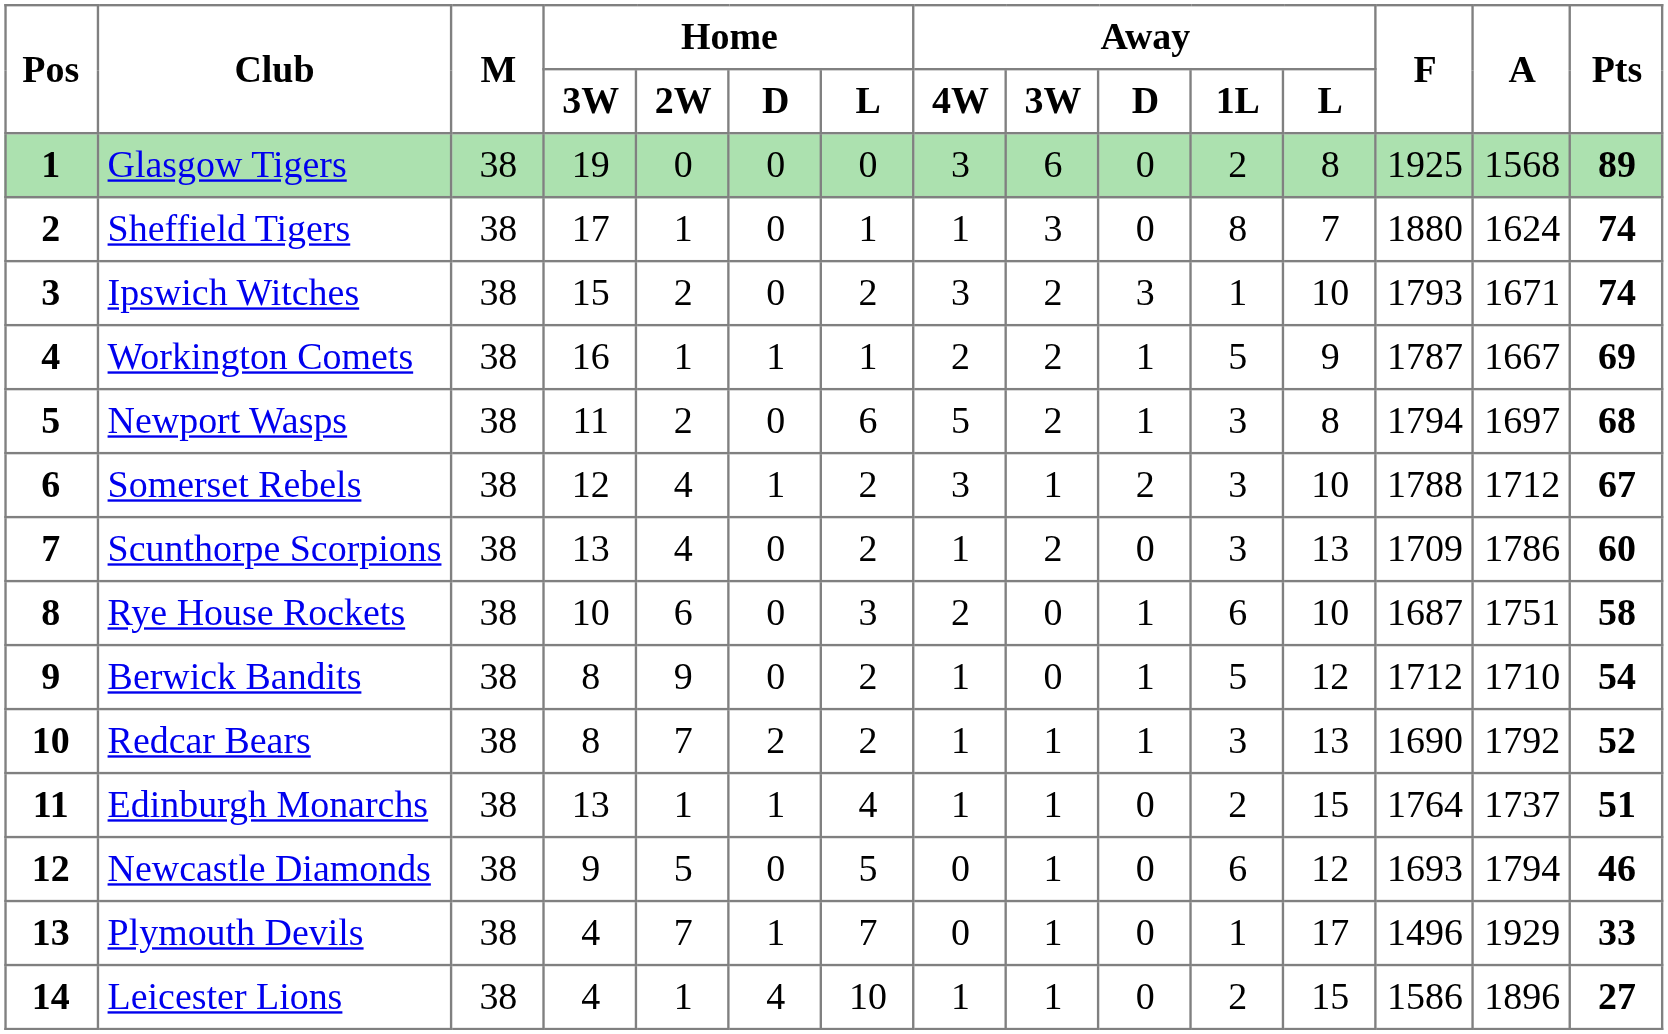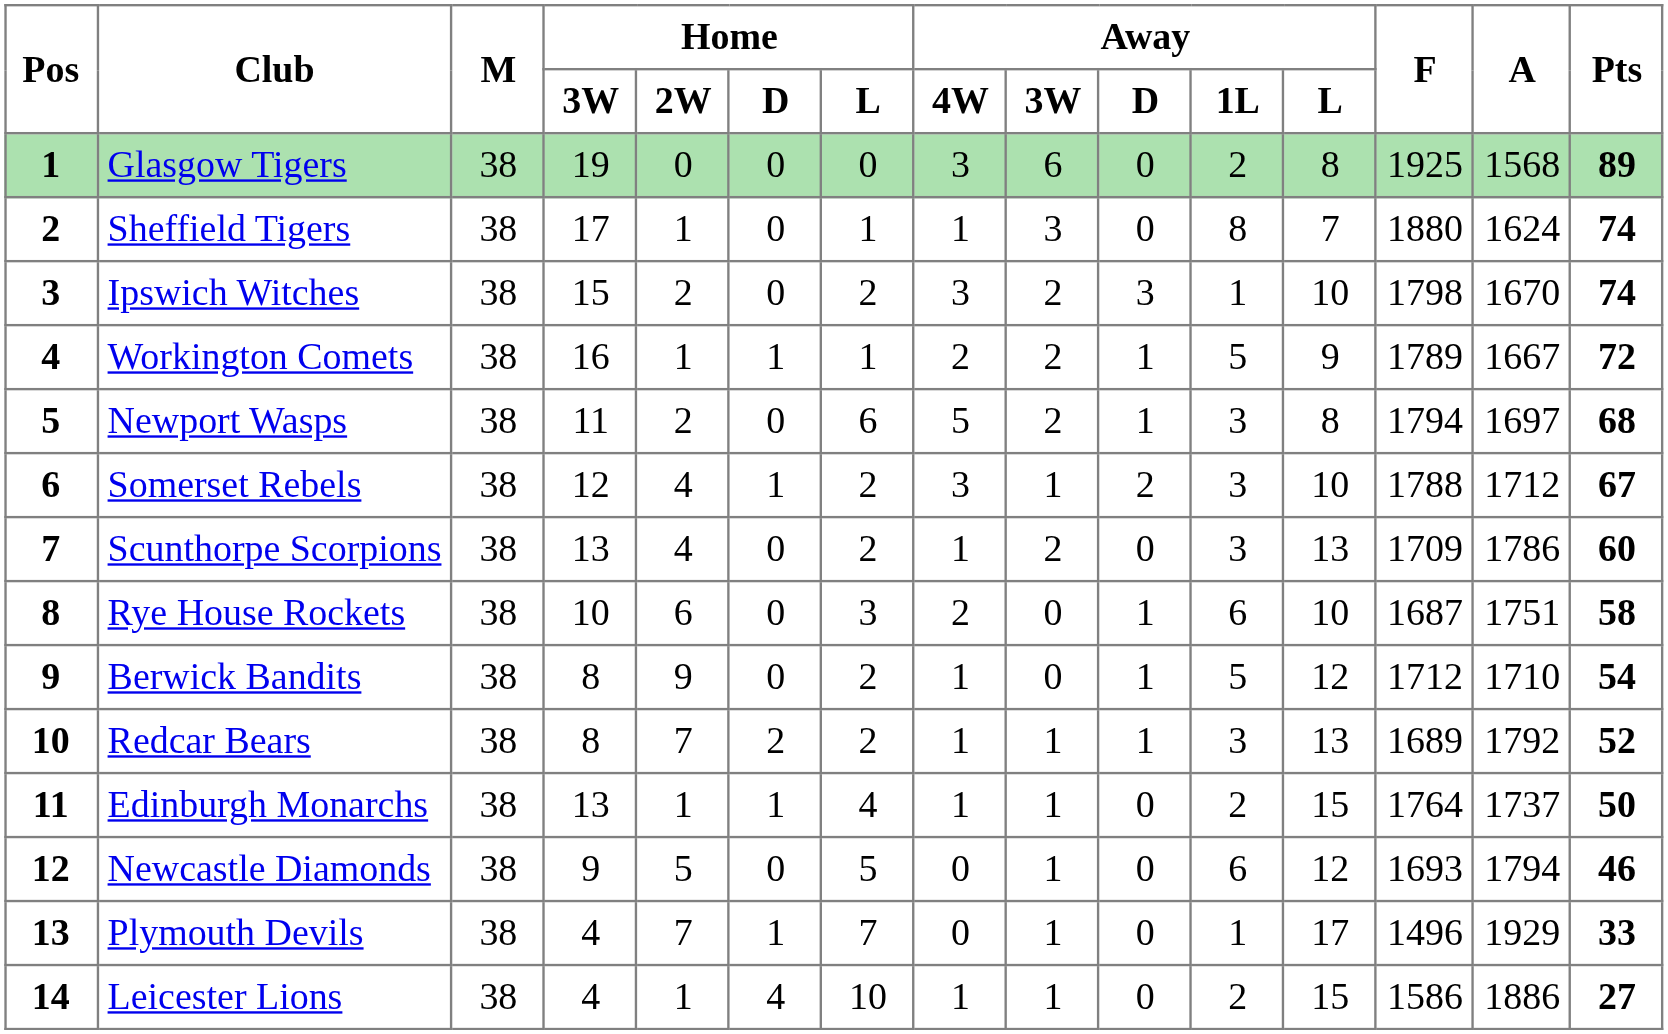(1425, 292) 1793 -> (1425, 292) 1798
(1522, 292) 1671 -> (1522, 292) 1670
(1425, 356) 1787 -> (1425, 356) 1789
(1617, 356) 69 -> (1617, 356) 72
(1425, 740) 1690 -> (1425, 740) 1689
(1617, 804) 51 -> (1617, 804) 50
(1522, 996) 1896 -> (1522, 996) 1886
